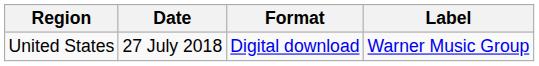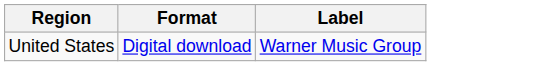- column: (172, 18)
